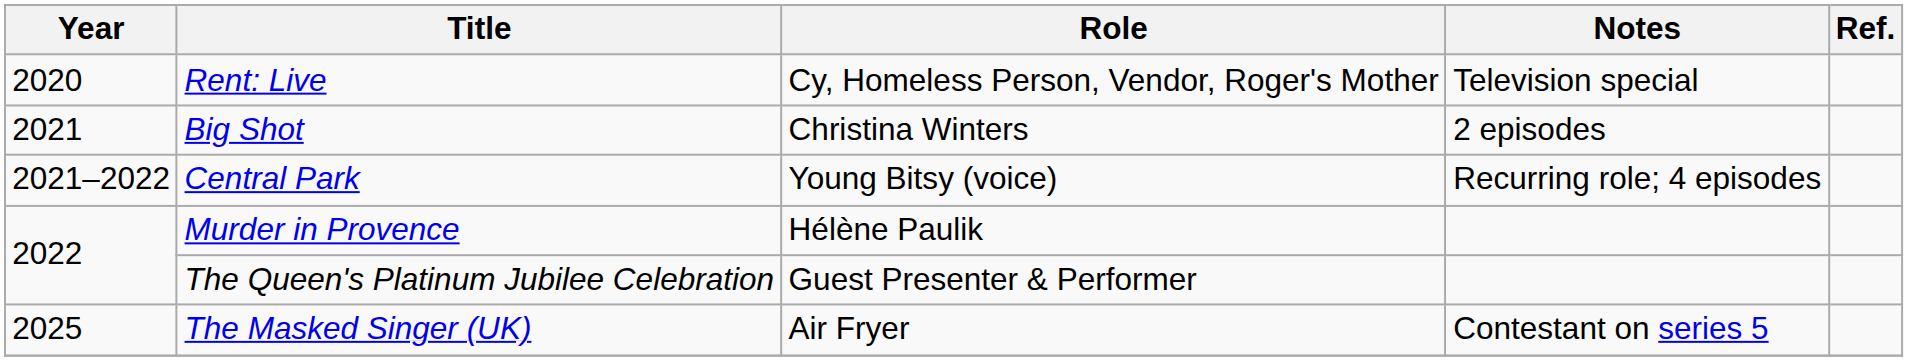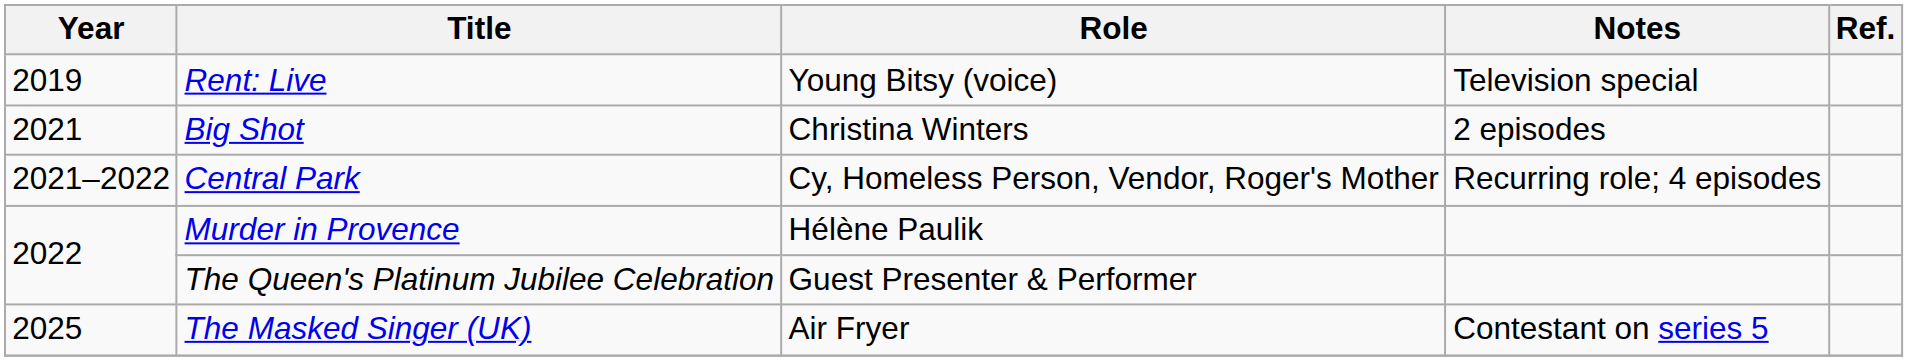(47, 79) 2020 -> (47, 79) 2019
(1114, 79) Cy, Homeless Person, Vendor, Roger's Mother -> (923, 79) Young Bitsy (voice)
(923, 179) Young Bitsy (voice) -> (1114, 179) Cy, Homeless Person, Vendor, Roger's Mother
